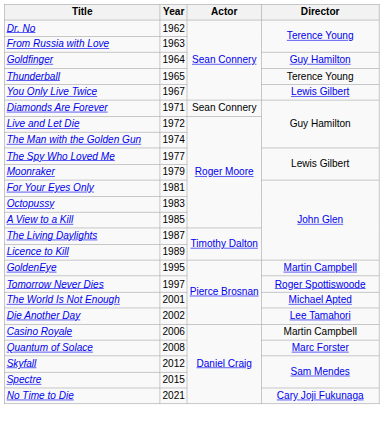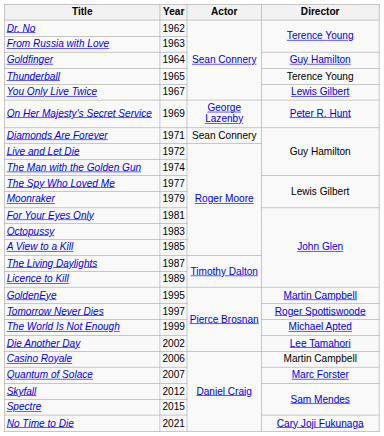+ row: (79, 114)
(174, 300) 2001 -> (174, 327) 1999
(174, 348) 2008 -> (174, 375) 2007
